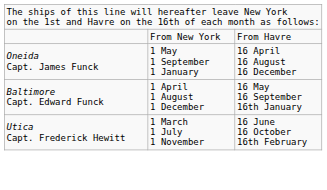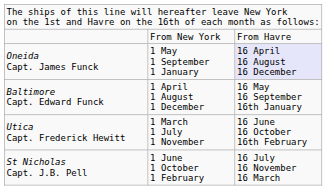(267, 62) no background -> (267, 62) lavender background
+ row: (47, 168)
